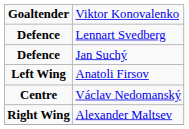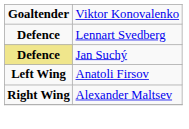(39, 54) no background -> (39, 54) khaki background
- row: (128, 94)
